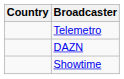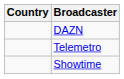rows swapped: (77, 30) <-> (68, 47)
